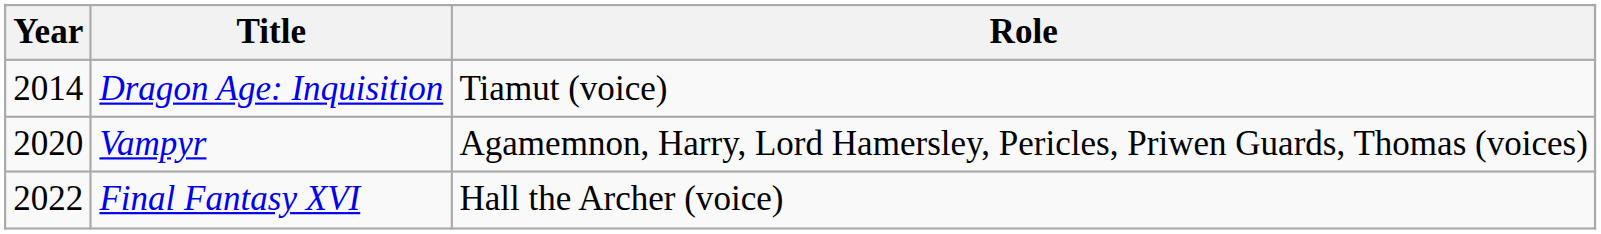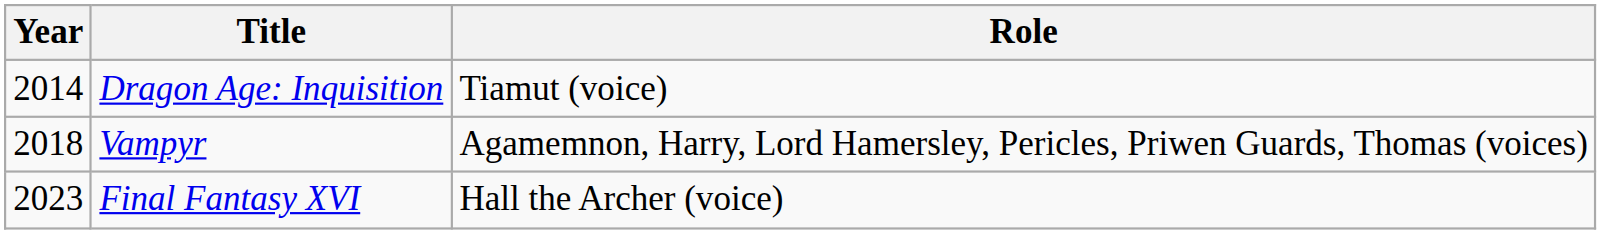(48, 143) 2020 -> (48, 143) 2018
(48, 198) 2022 -> (48, 198) 2023
